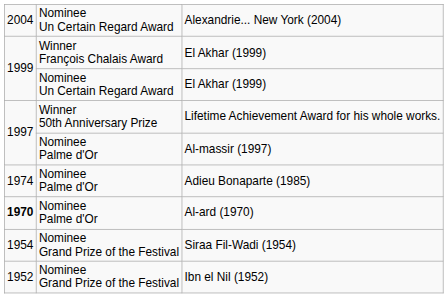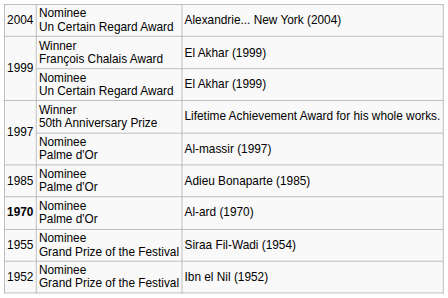(20, 181) 1974 -> (20, 181) 1985
(20, 245) 1954 -> (20, 245) 1955
